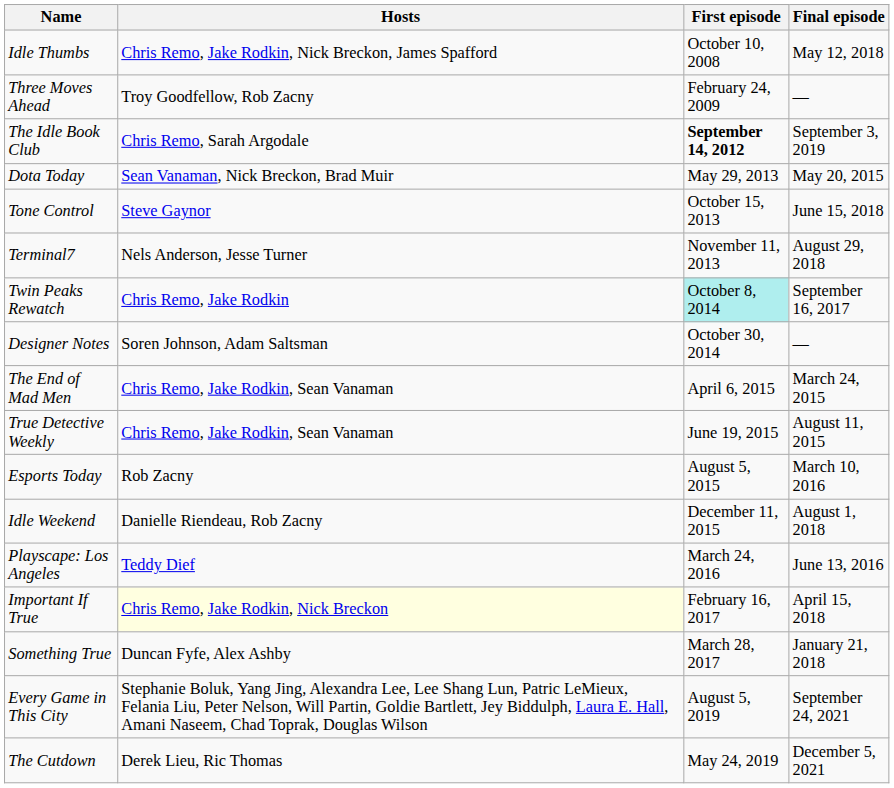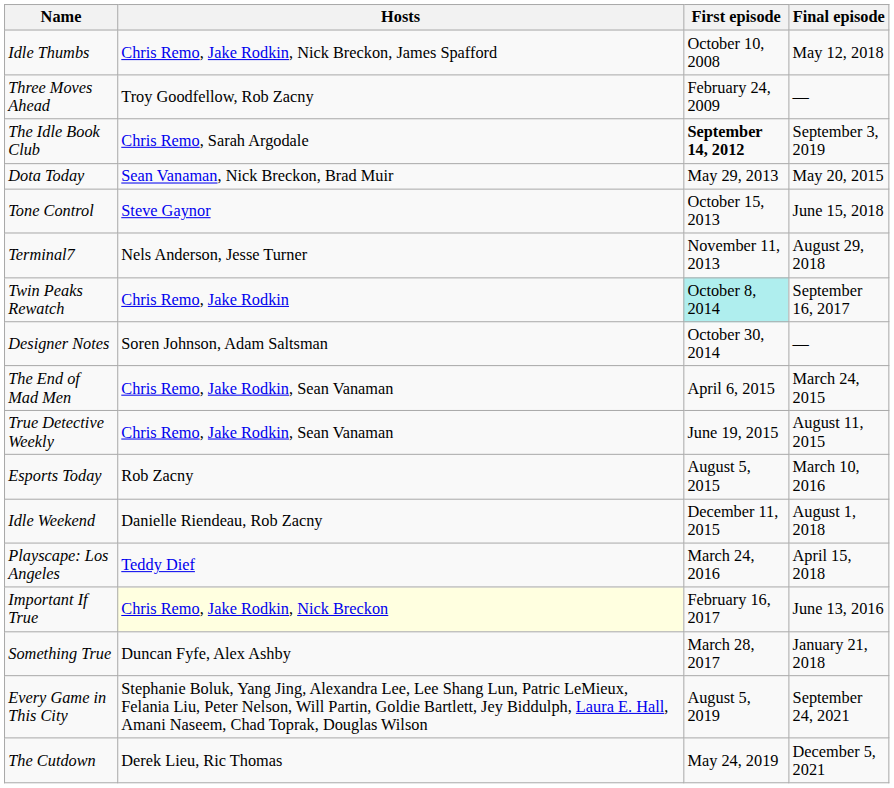(838, 565) June 13, 2016 -> (822, 565) April 15, 2018
(822, 609) April 15, 2018 -> (838, 609) June 13, 2016
